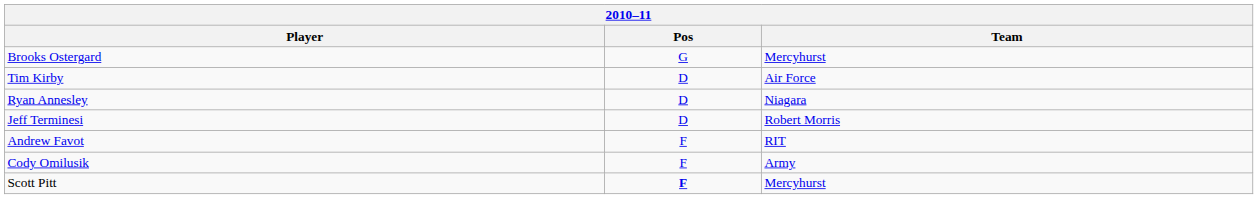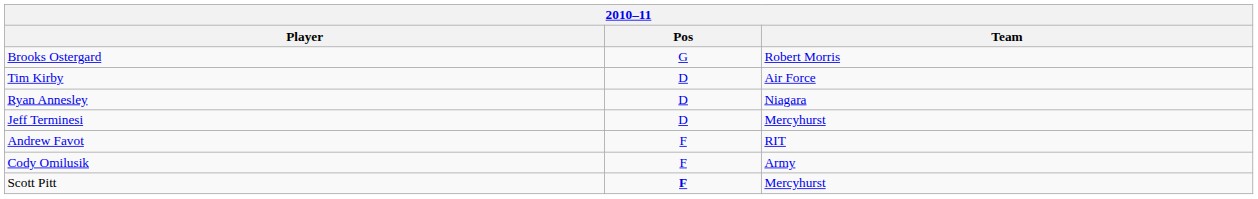(795, 57) Mercyhurst -> (802, 57) Robert Morris
(802, 120) Robert Morris -> (795, 120) Mercyhurst
